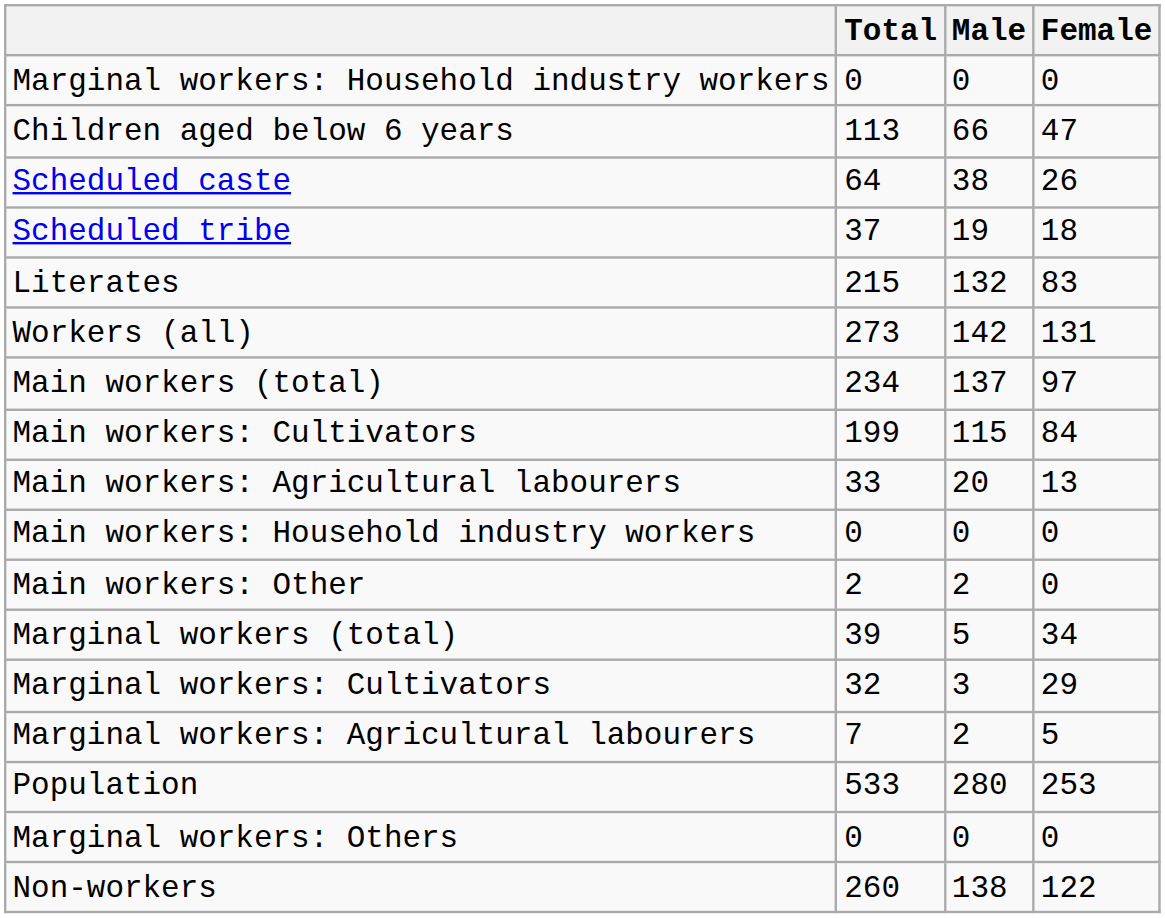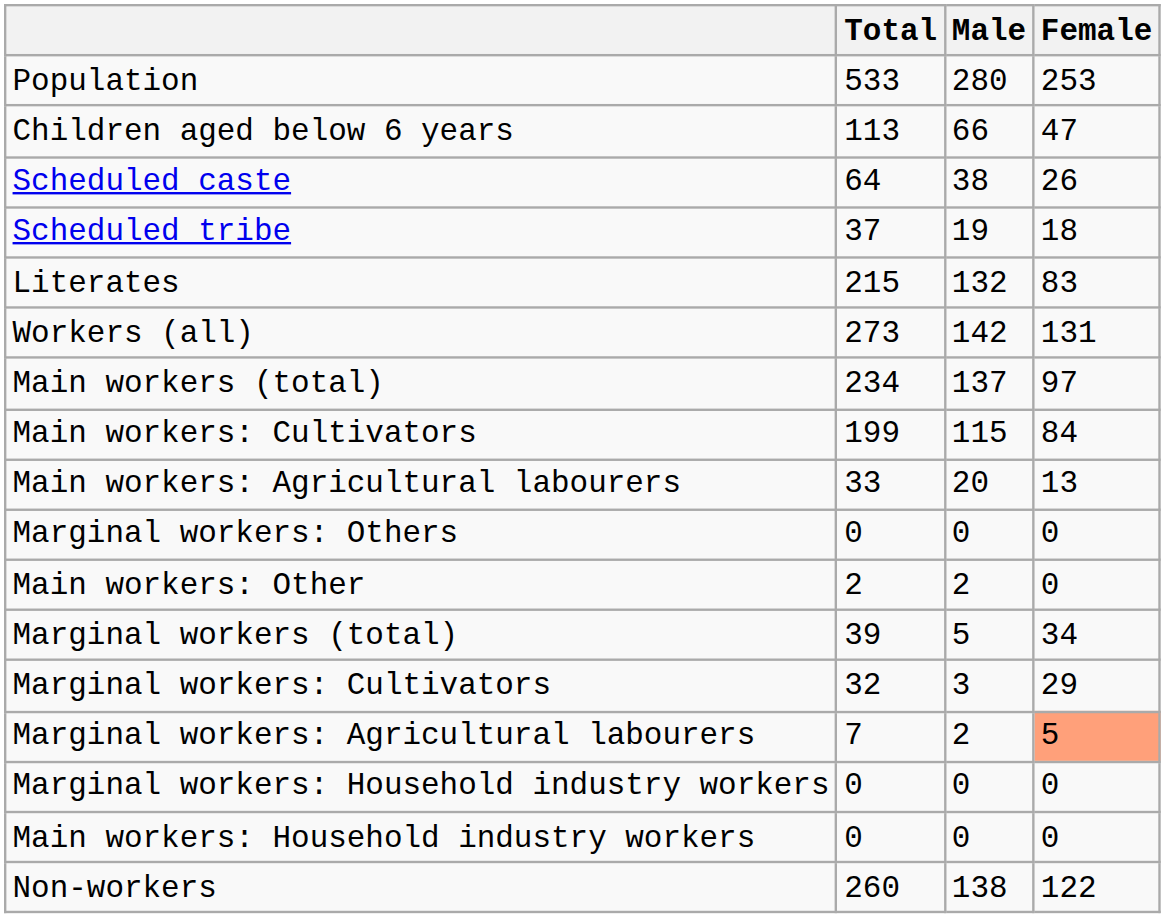rows swapped: (105, 787) <-> (421, 81)
rows swapped: (384, 535) <-> (235, 837)
(1050, 736) no background -> (1050, 736) lightsalmon background
